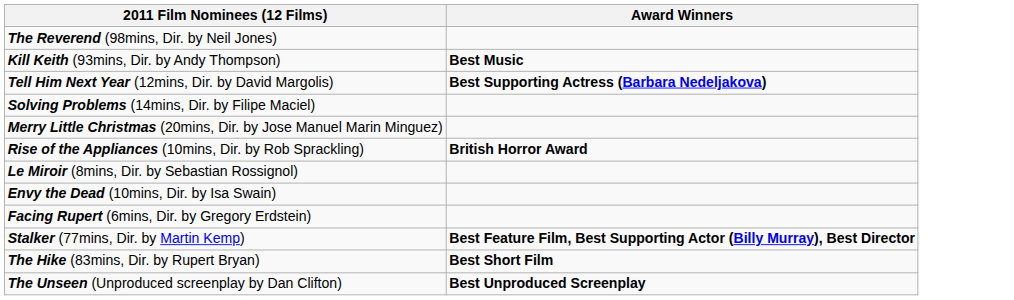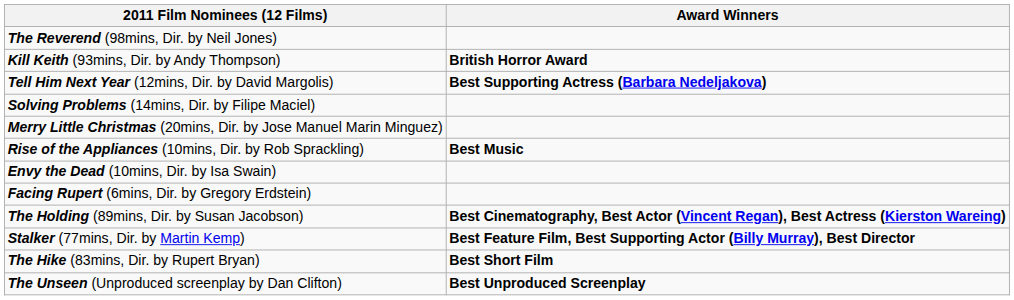(486, 60) Best Music -> (518, 60) British Horror Award
(518, 149) British Horror Award -> (486, 149) Best Music
- row: (153, 171)
+ row: (156, 216)
